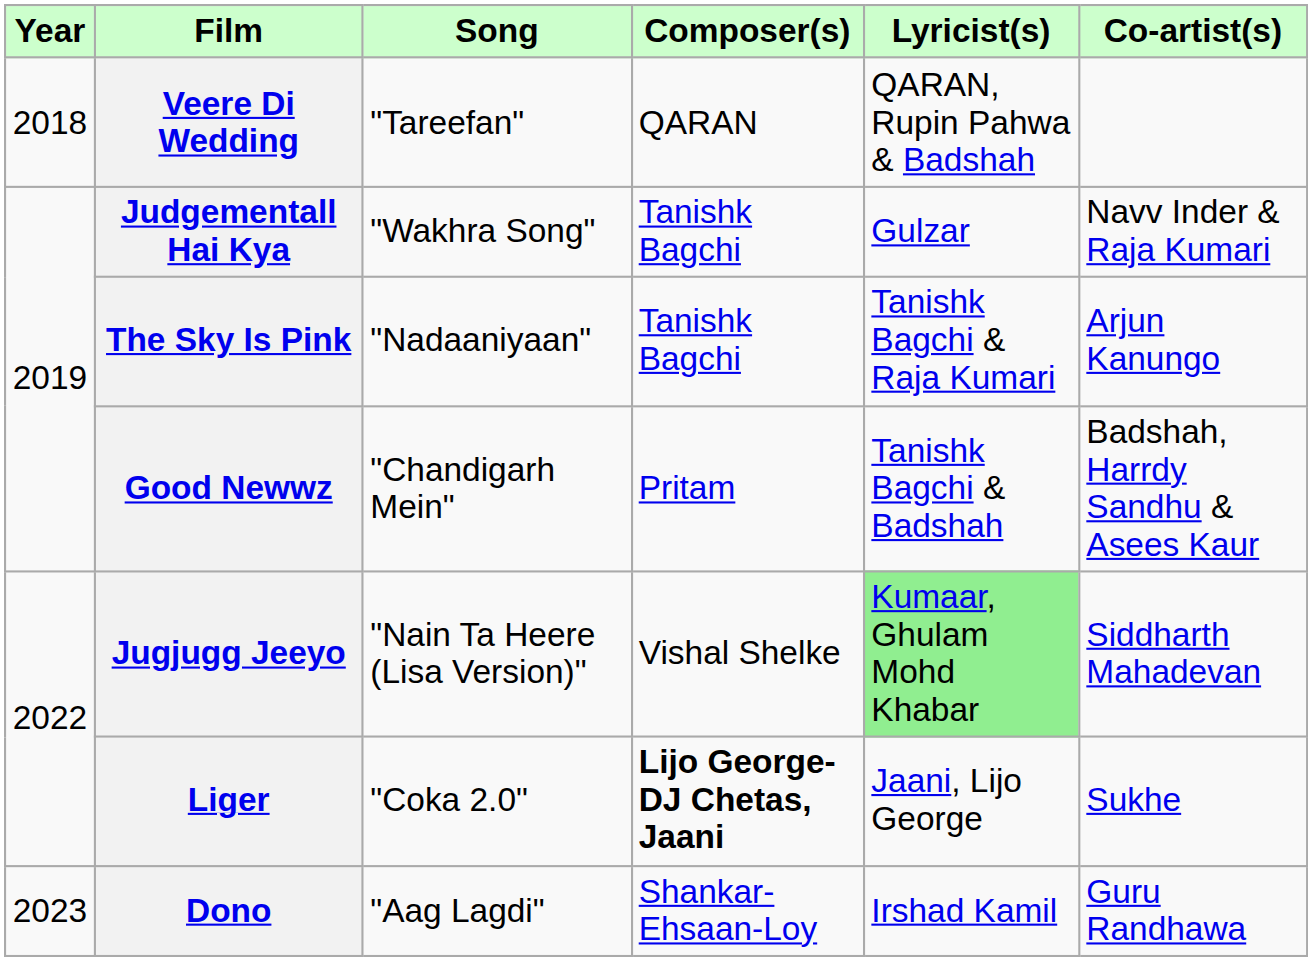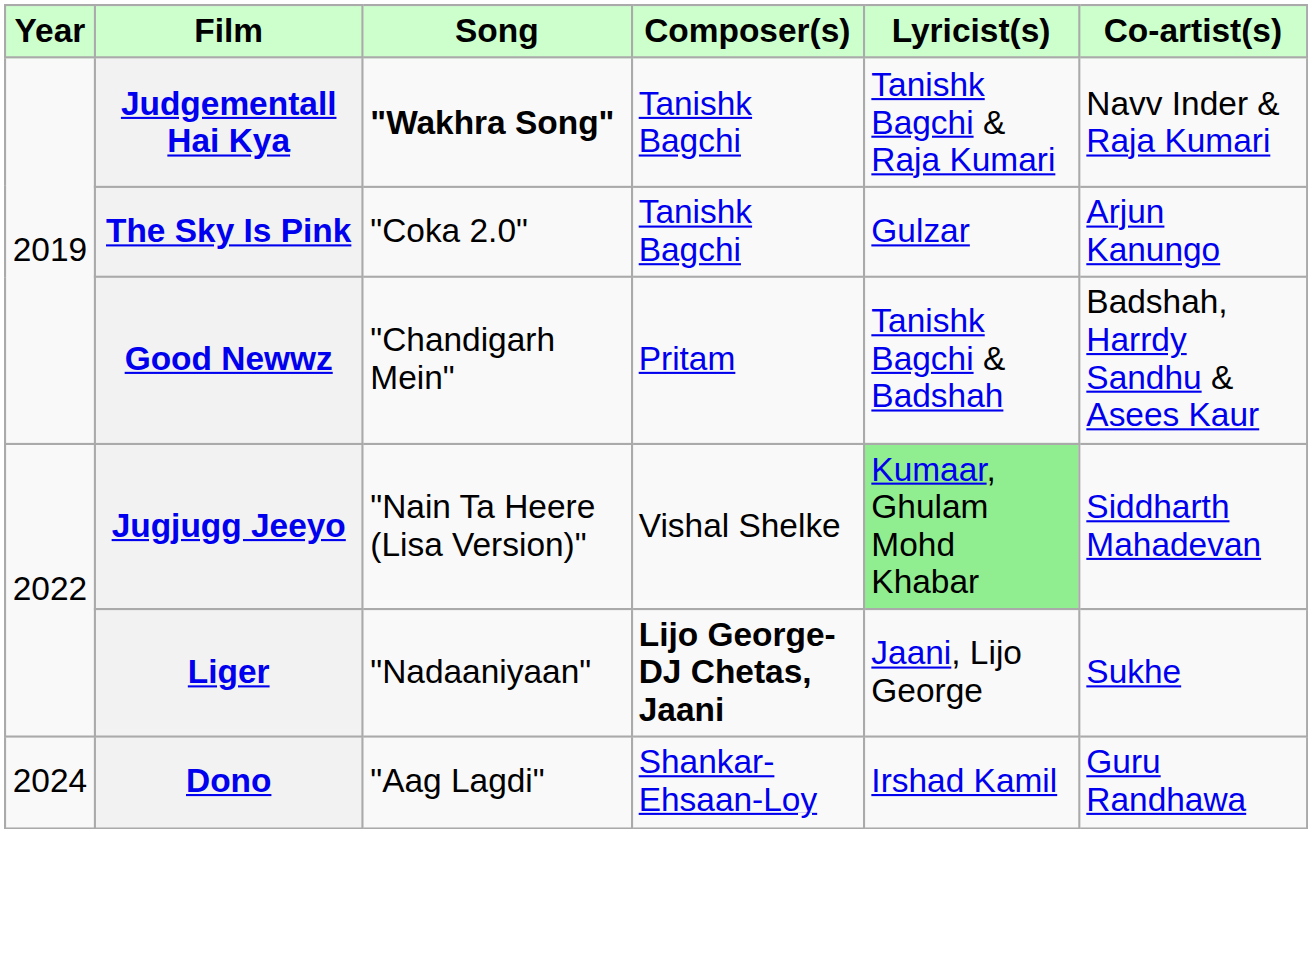- row: (229, 121)
(483, 231) normal -> (492, 121) bold
(921, 231) Gulzar -> (963, 121) Tanishk Bagchi & Raja Kumari
(481, 340) "Nadaaniyaan" -> (449, 231) "Coka 2.0"
(963, 340) Tanishk Bagchi & Raja Kumari -> (921, 231) Gulzar
(449, 800) "Coka 2.0" -> (481, 672) "Nadaaniyaan"
(50, 910) 2023 -> (50, 781) 2024
